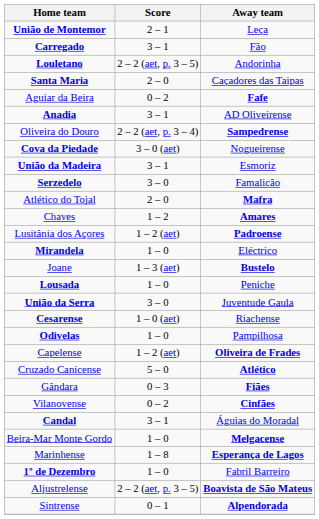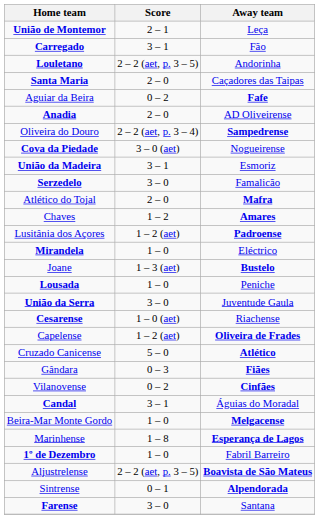(158, 115) 3 – 1 -> (158, 115) 2 – 0
- row: (59, 336)
+ row: (60, 506)
